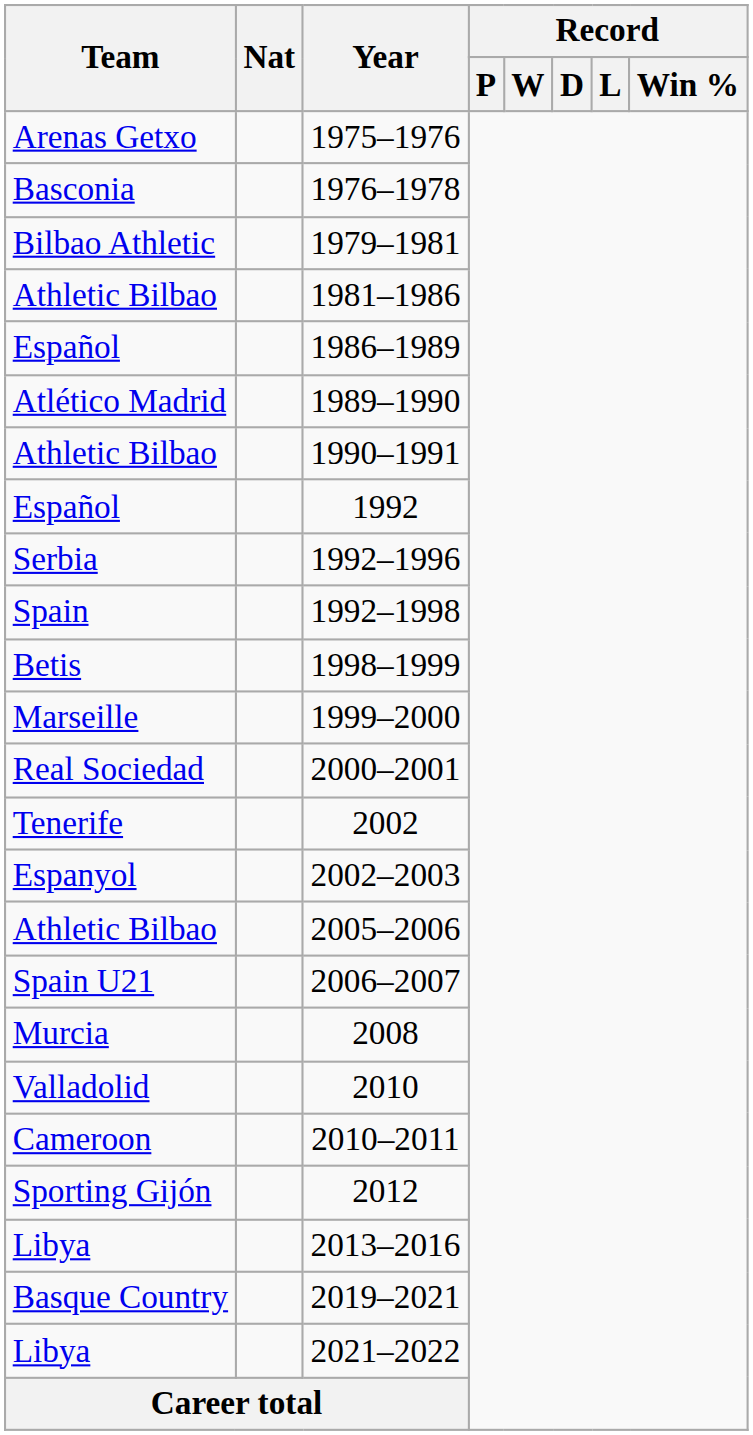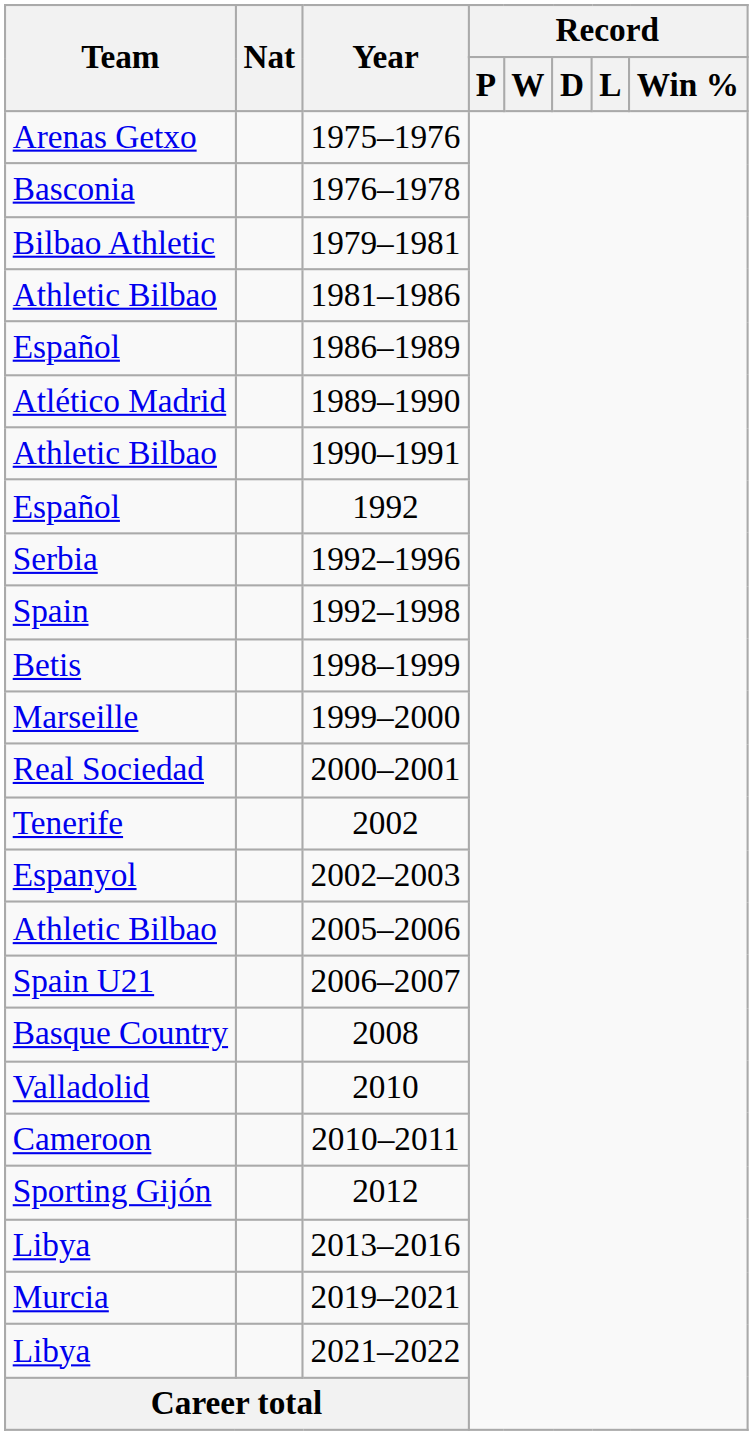(61, 1033) Murcia -> (120, 1033) Basque Country
(120, 1297) Basque Country -> (61, 1297) Murcia
